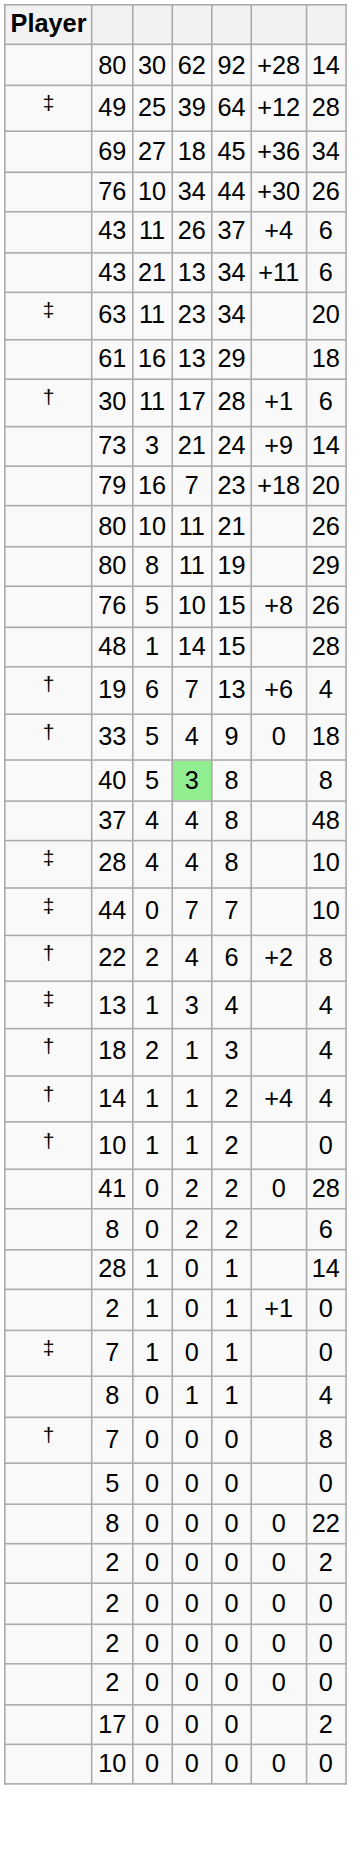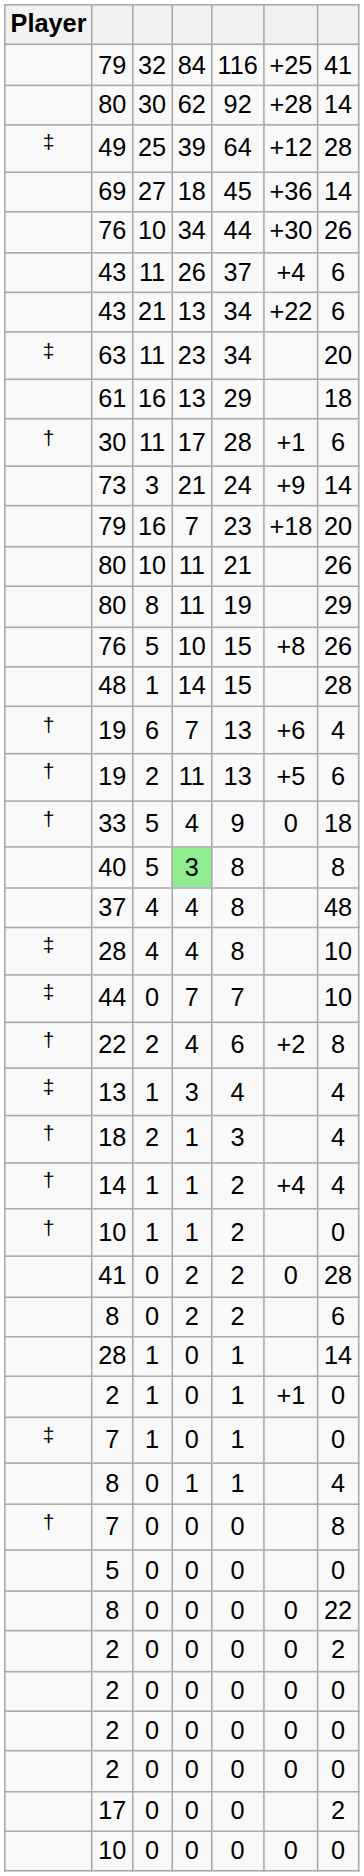+ row: (112, 64)
(326, 151) 34 -> (338, 191) 14
(279, 271) +11 -> (291, 312) +22
+ row: (112, 776)
